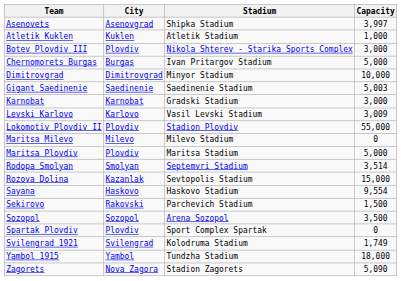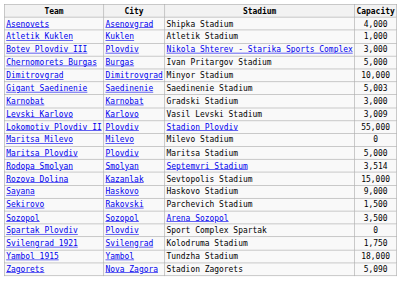(376, 24) 3,997 -> (376, 24) 4,000
(376, 192) 9,554 -> (376, 192) 9,000
(376, 243) 1,749 -> (376, 243) 1,750
